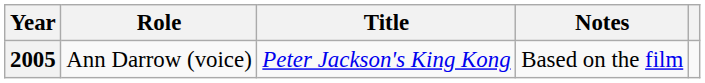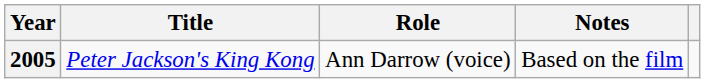columns swapped: (386, 22) <-> (159, 22)
